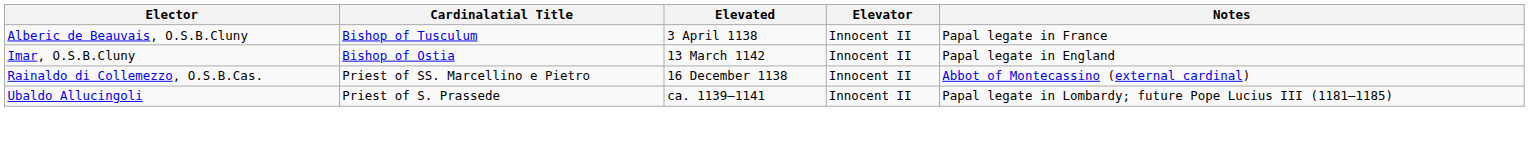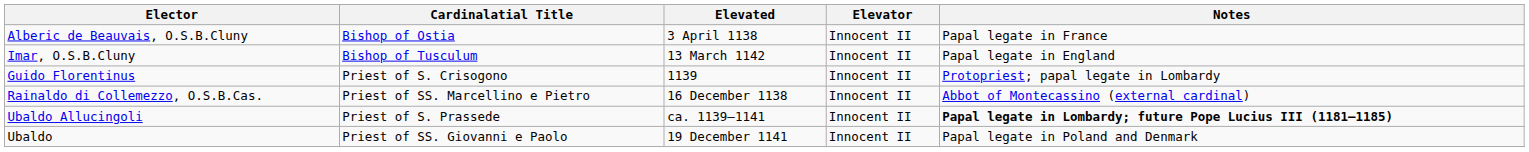(410, 35) Bishop of Tusculum -> (399, 35) Bishop of Ostia
(399, 55) Bishop of Ostia -> (410, 55) Bishop of Tusculum
+ row: (71, 76)
(1168, 96) normal -> (1168, 116) bold
+ row: (30, 137)
